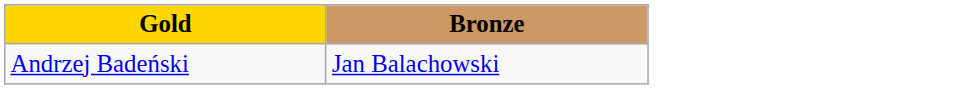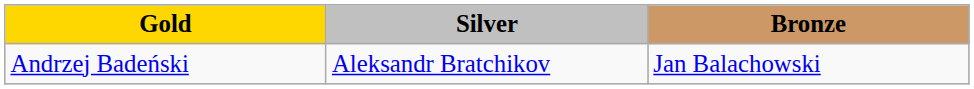+ column: (487, 24)
